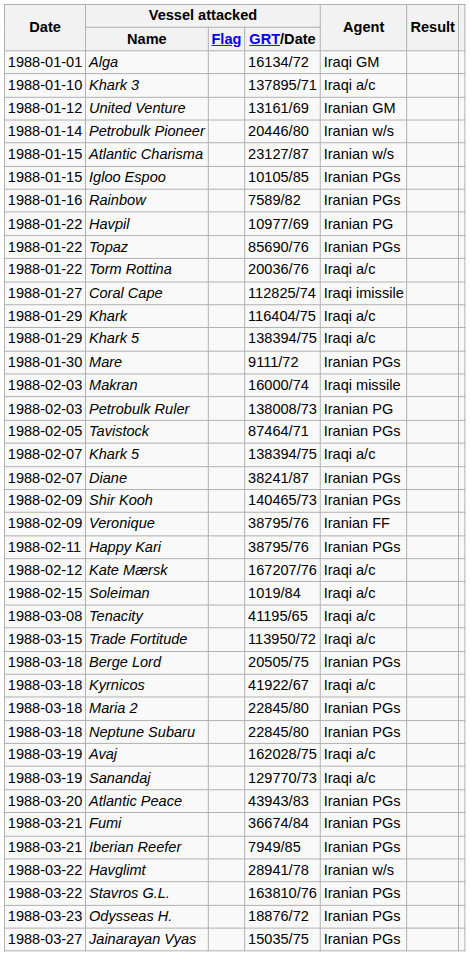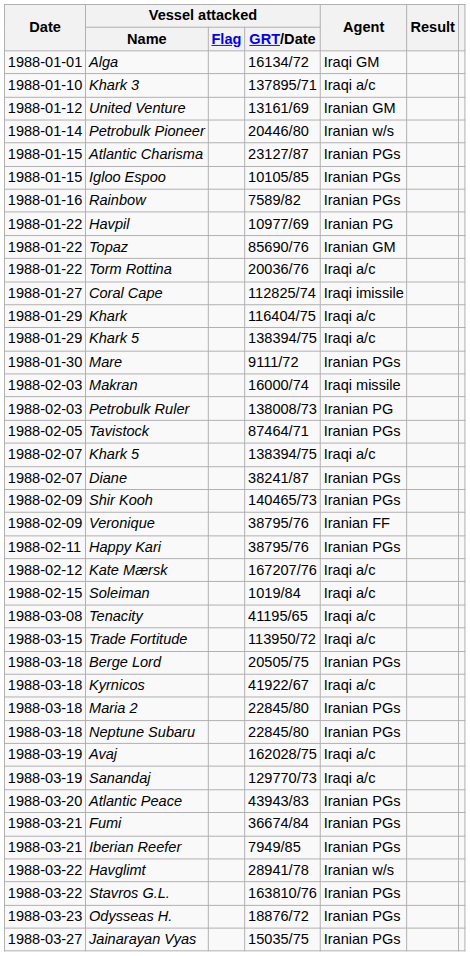(359, 154) Iranian w/s -> (362, 154) Iranian PGs
(362, 246) Iranian PGs -> (360, 246) Iranian GM
